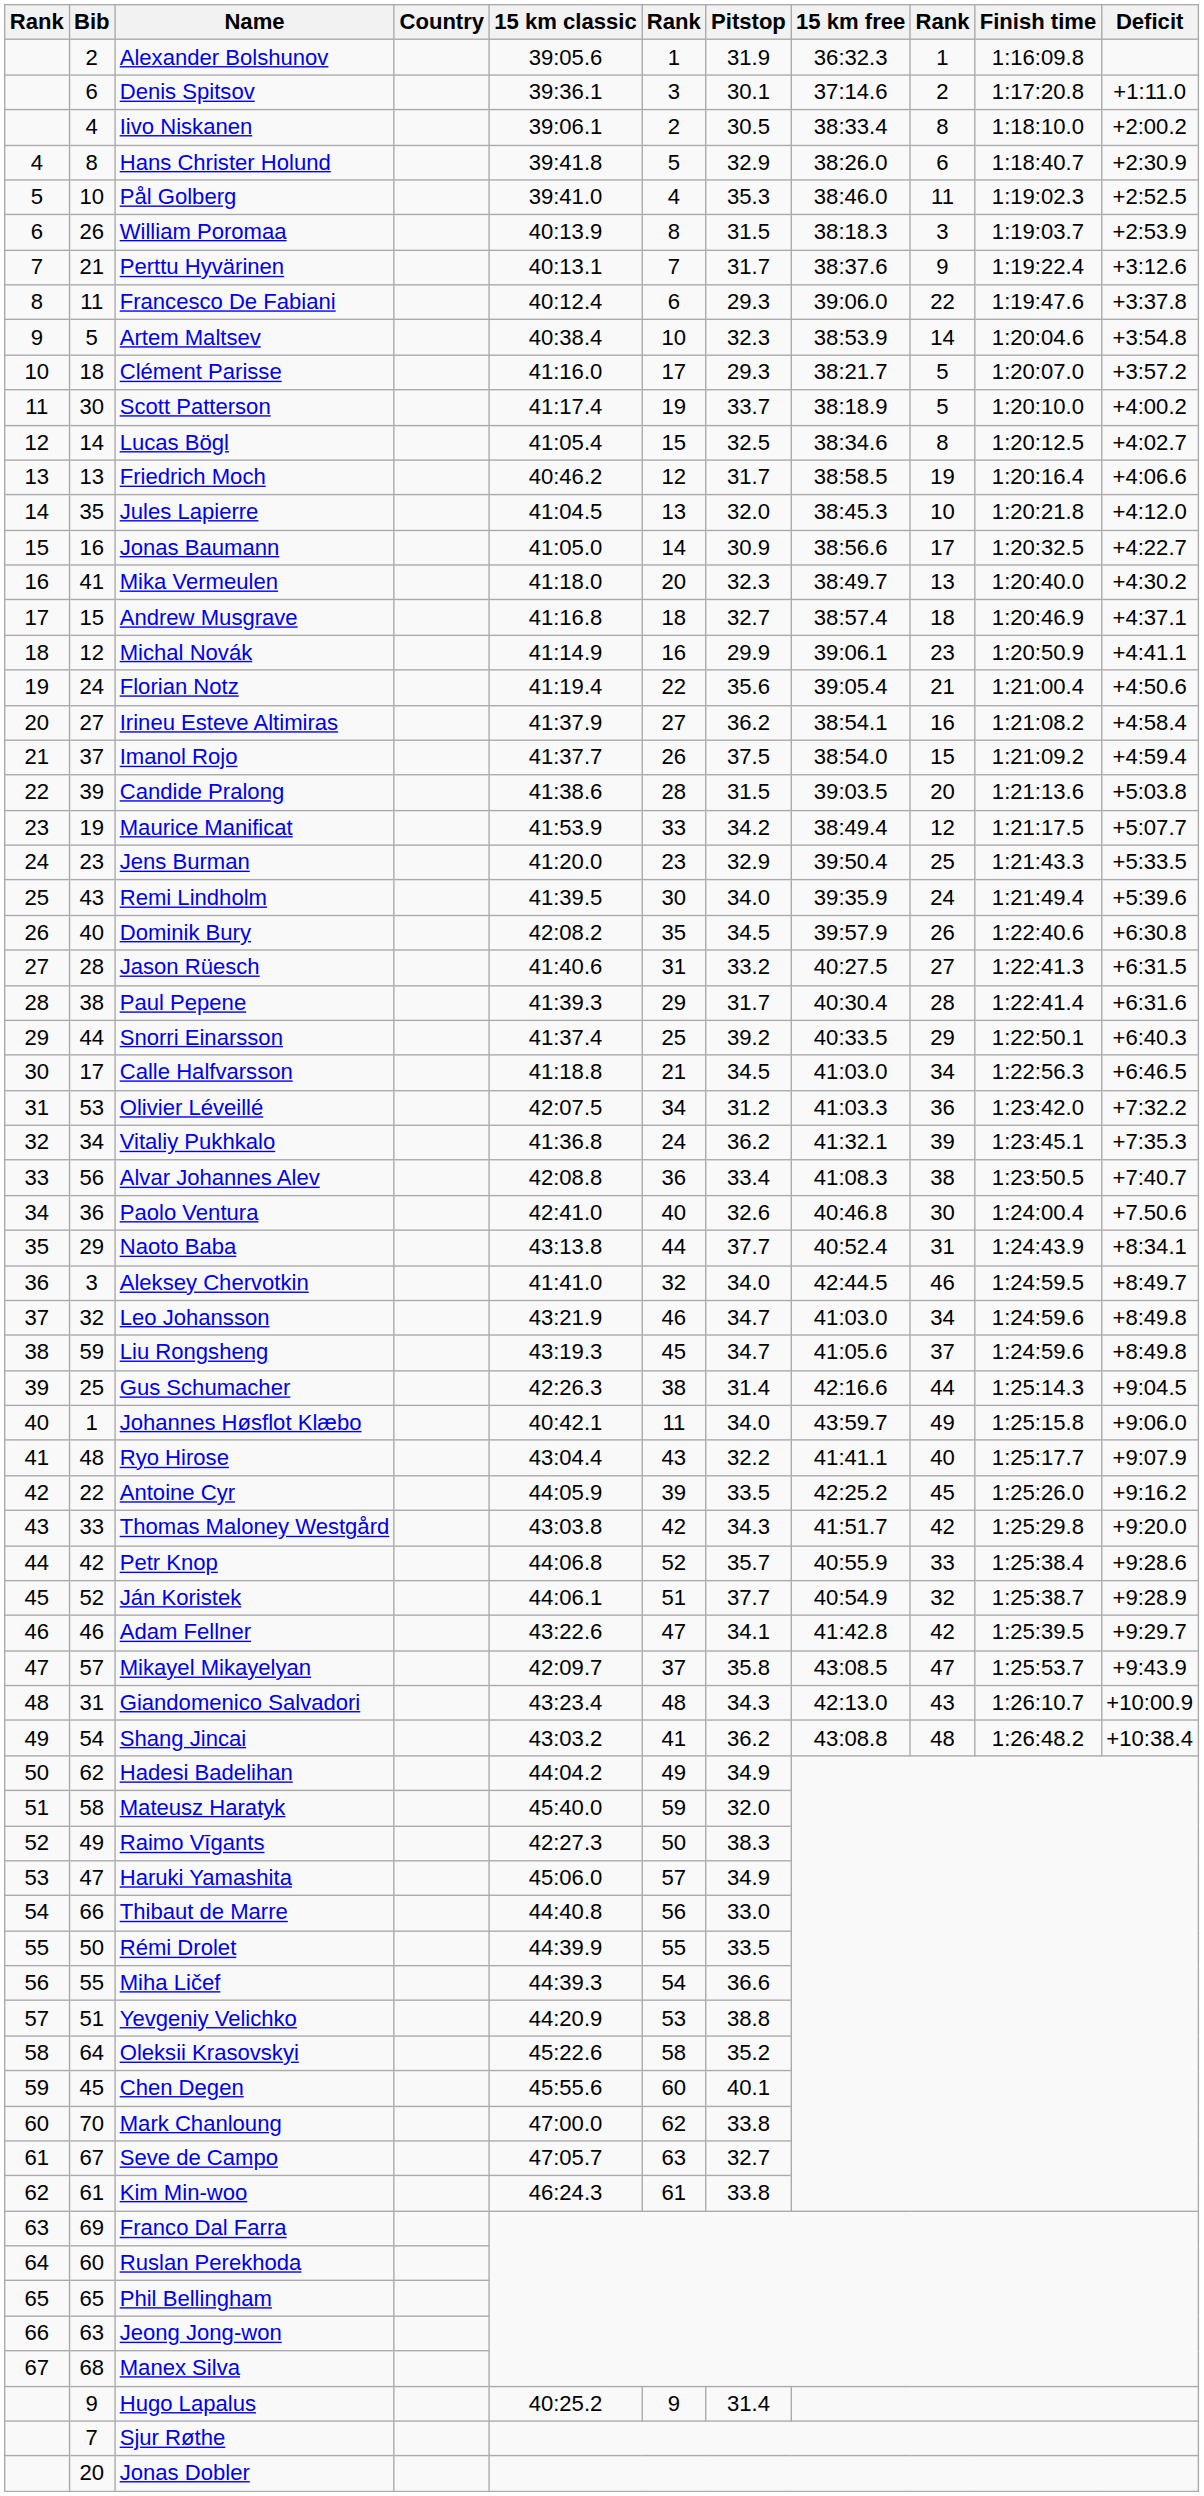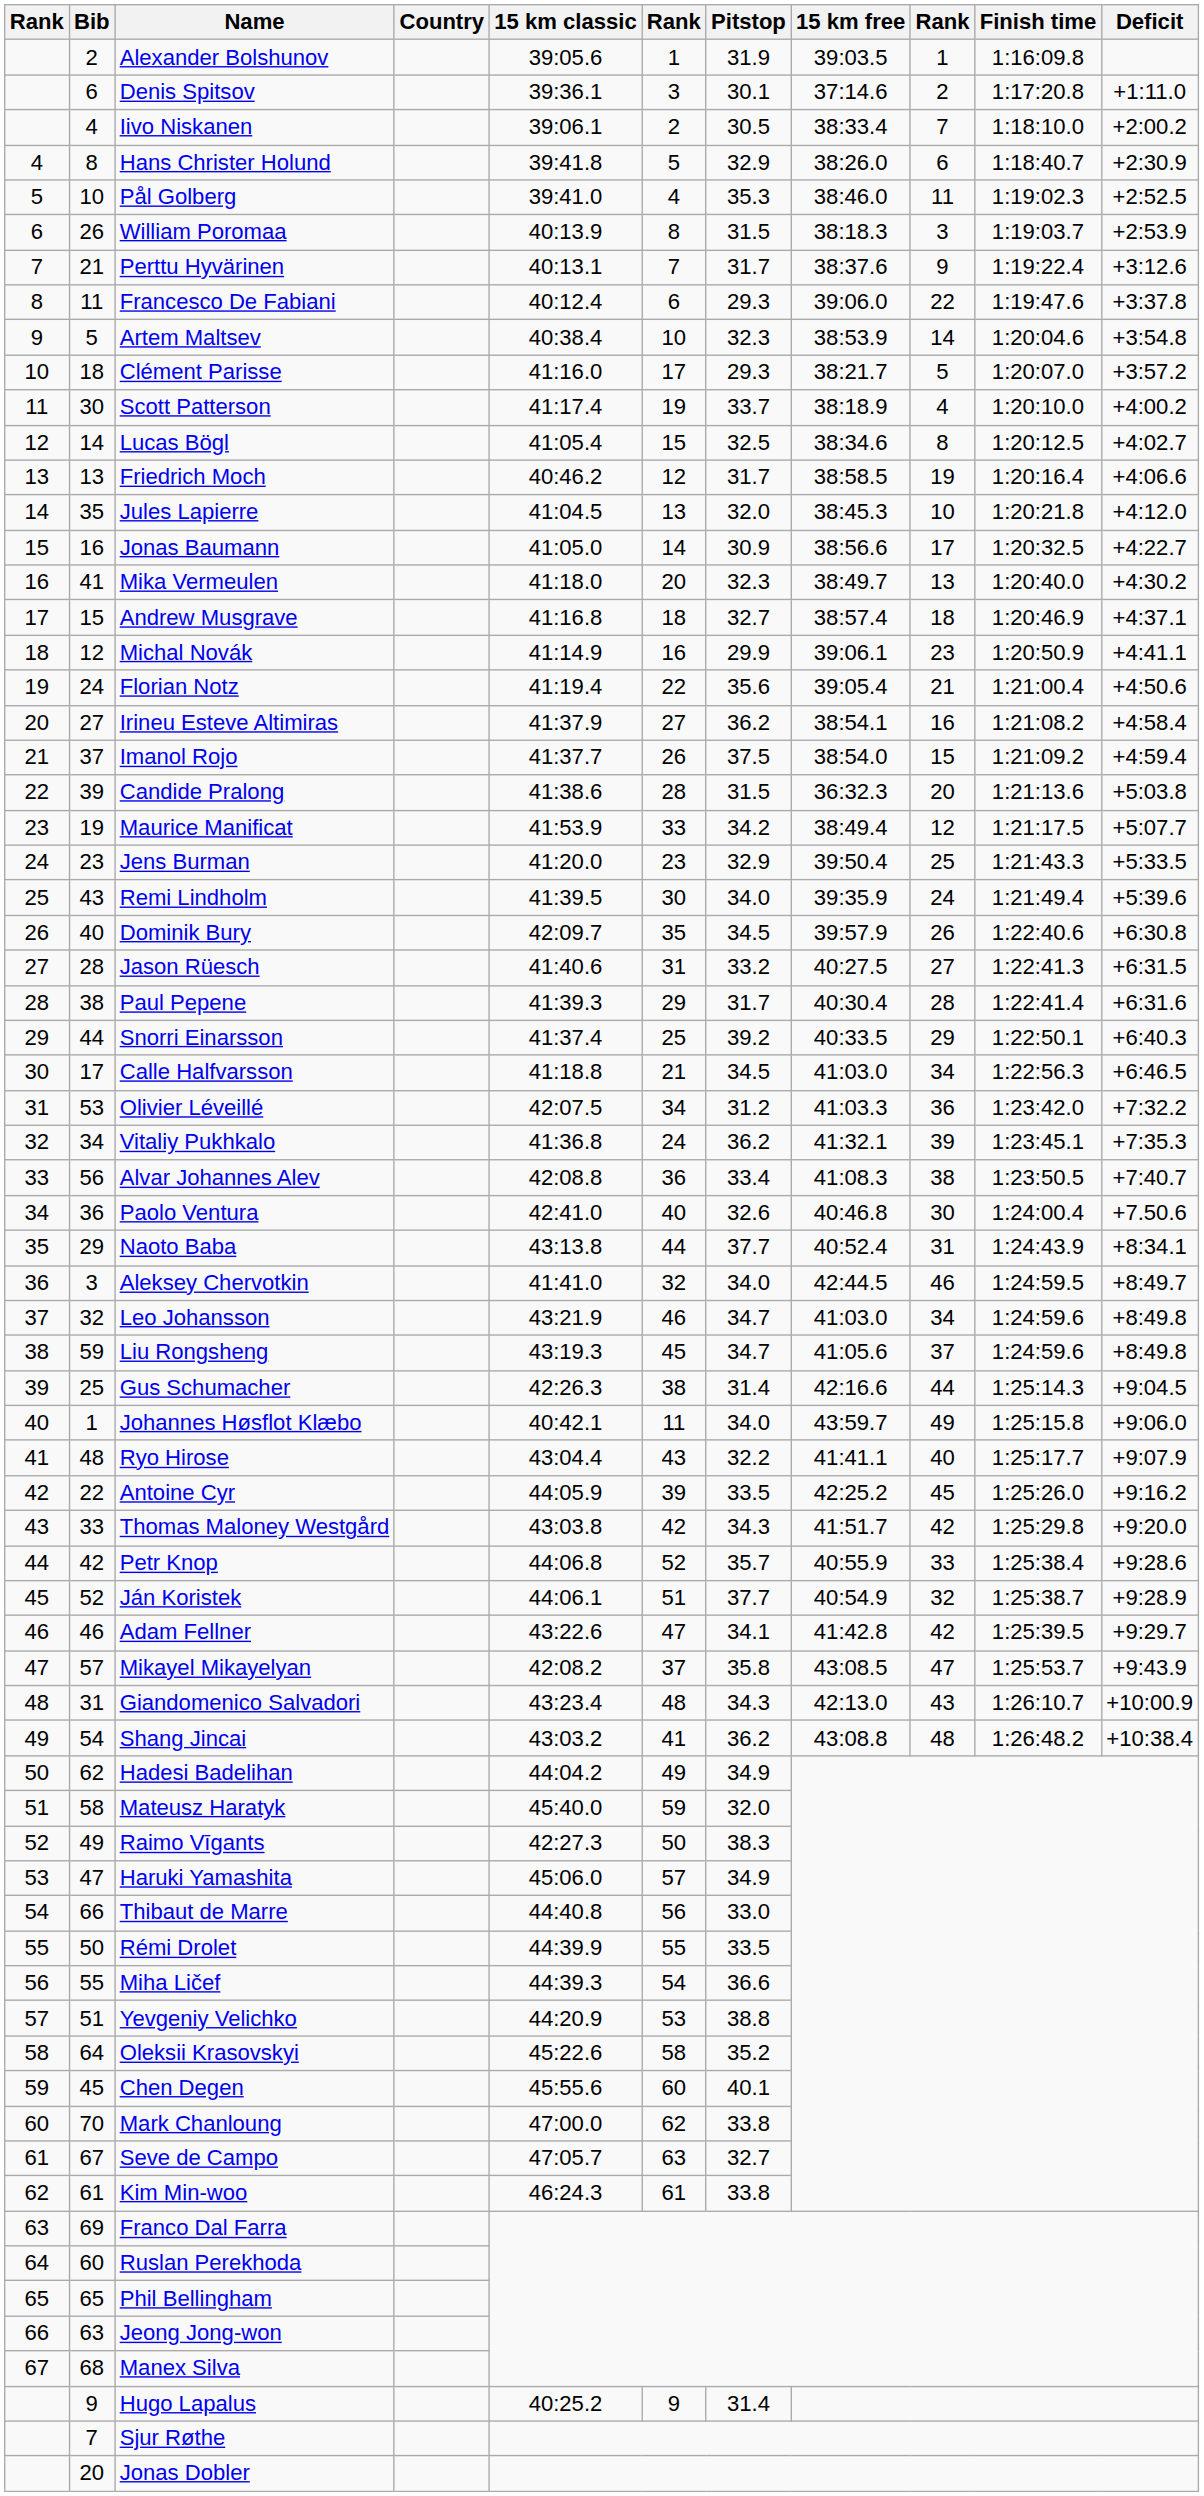(851, 57) 36:32.3 -> (851, 57) 39:03.5
(942, 127) 8 -> (942, 127) 7
(942, 407) 5 -> (942, 407) 4
(851, 792) 39:03.5 -> (851, 792) 36:32.3
(565, 932) 42:08.2 -> (565, 932) 42:09.7
(565, 1667) 42:09.7 -> (565, 1667) 42:08.2
